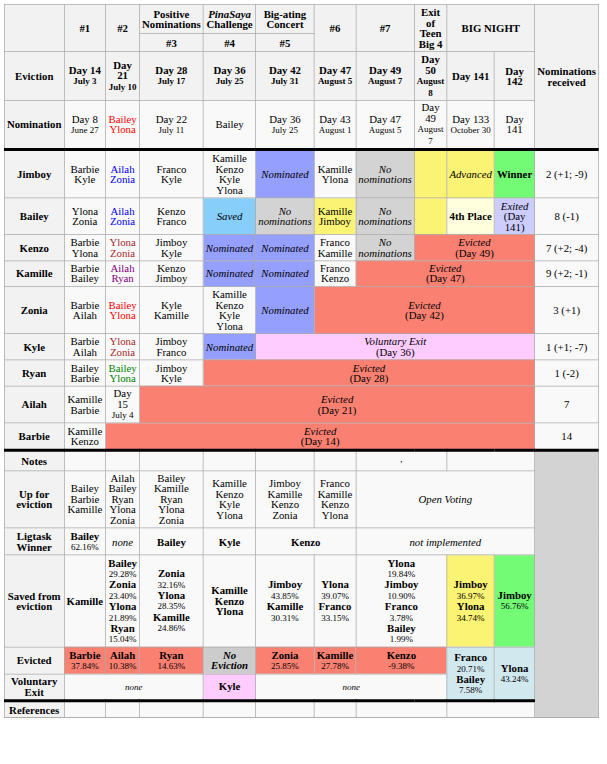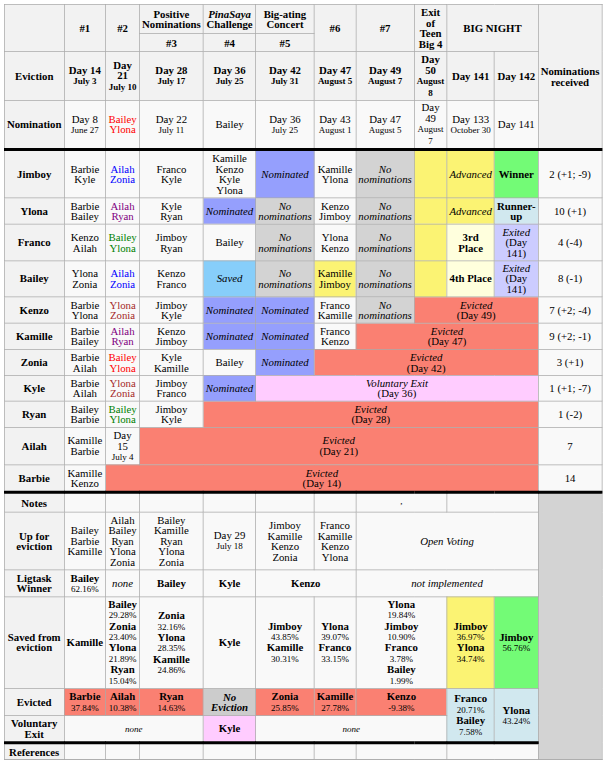+ row: (34, 211)
+ row: (34, 243)
(230, 310) Kamille Kenzo Kyle Ylona -> (230, 363) Bailey
(230, 500) Kamille Kenzo Kyle Ylona -> (230, 541) Day 29 July 18
(230, 601) Kamille Kenzo Ylona -> (230, 643) Kyle
